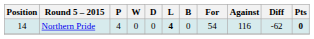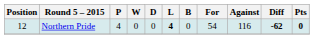(22, 26) 14 -> (22, 26) 12
(277, 26) normal -> (277, 26) bold
